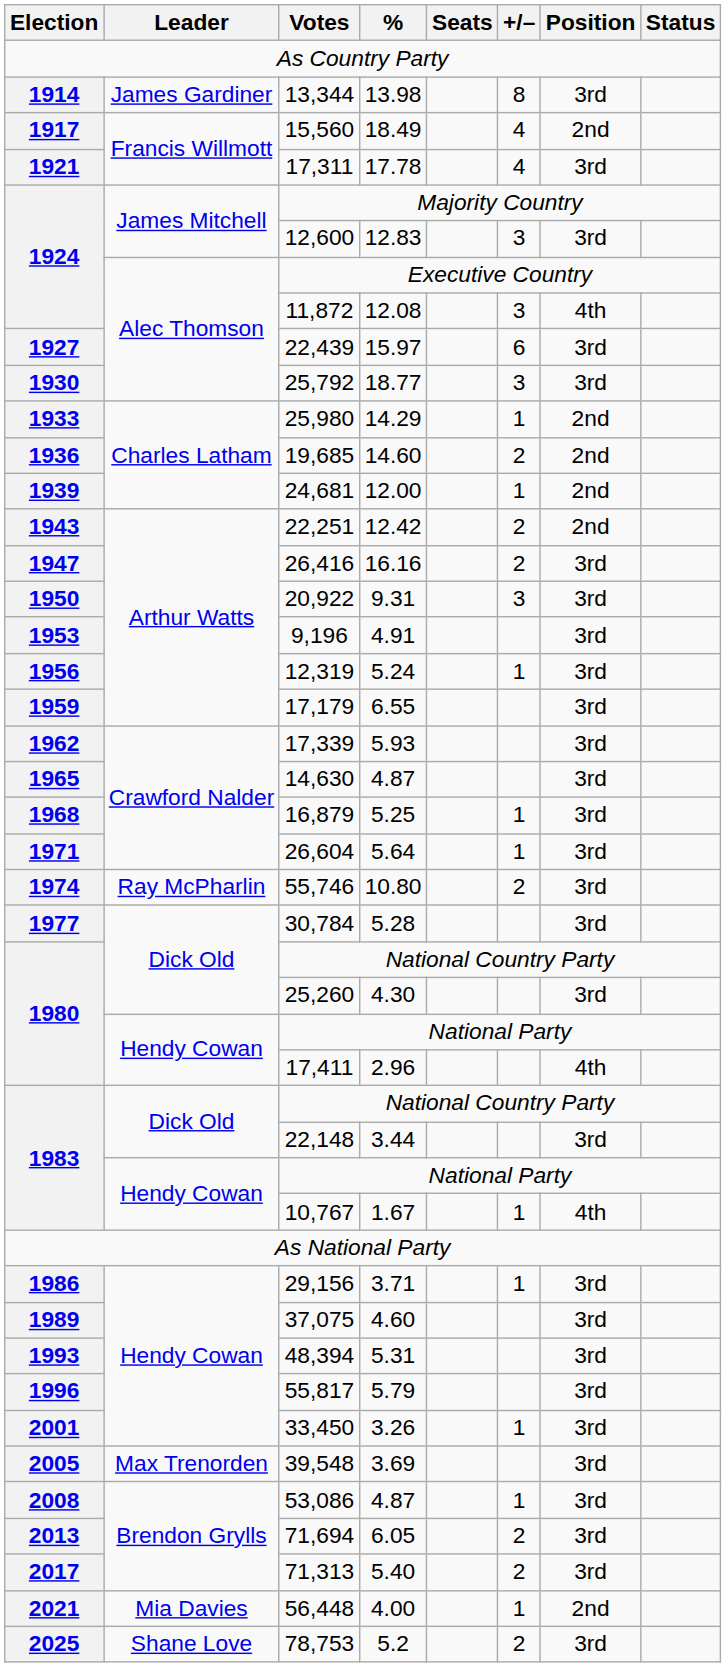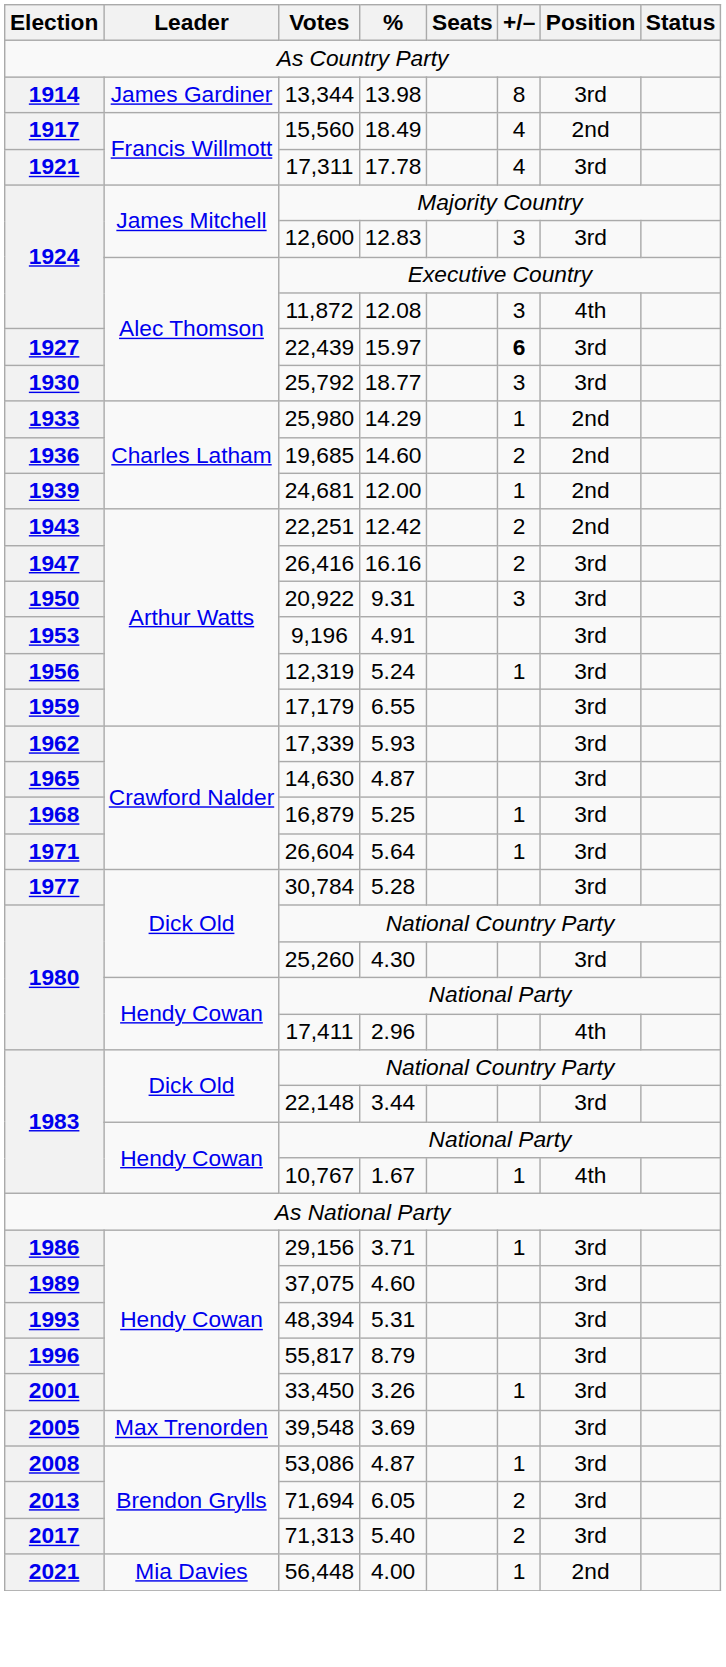(519, 346) normal -> (519, 346) bold
- row: (54, 887)
(393, 1391) 5.79 -> (393, 1355) 8.79
- row: (54, 1643)
